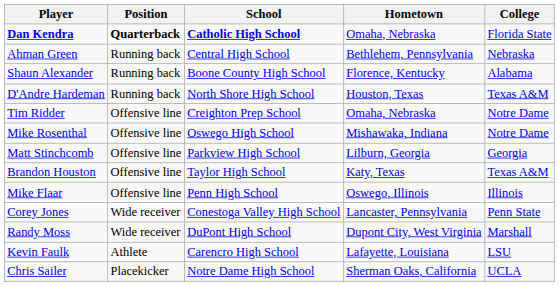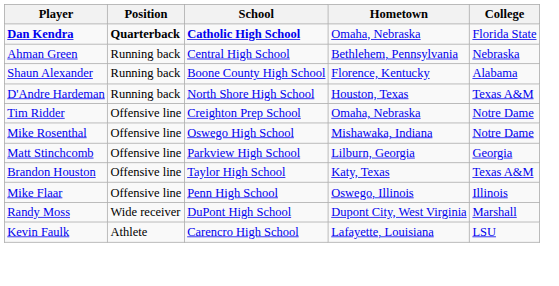- row: (38, 212)
- row: (37, 271)
